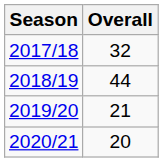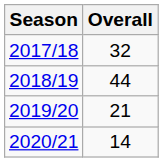(120, 141) 20 -> (120, 141) 14
